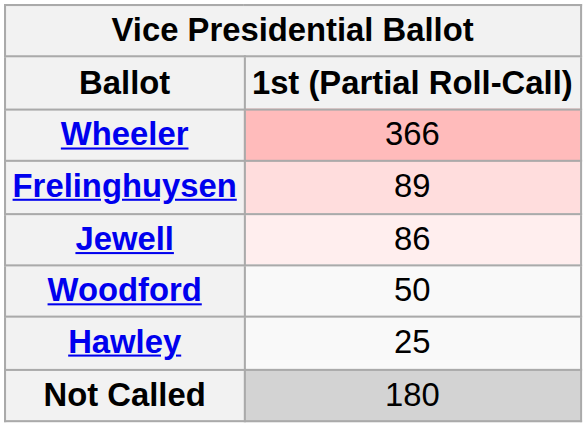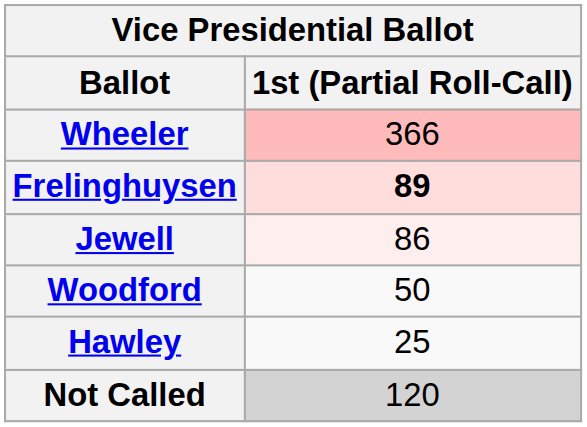(412, 186) normal -> (412, 186) bold
(412, 394) 180 -> (412, 394) 120
